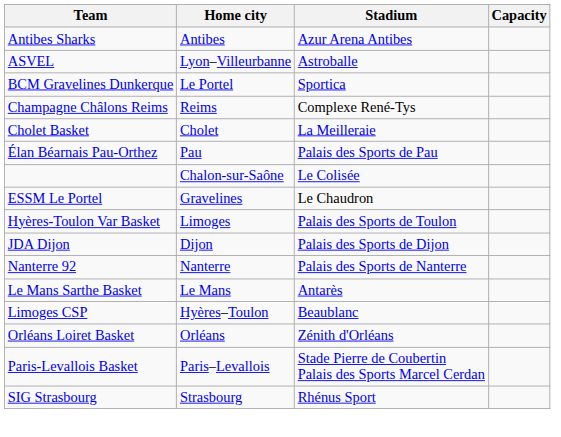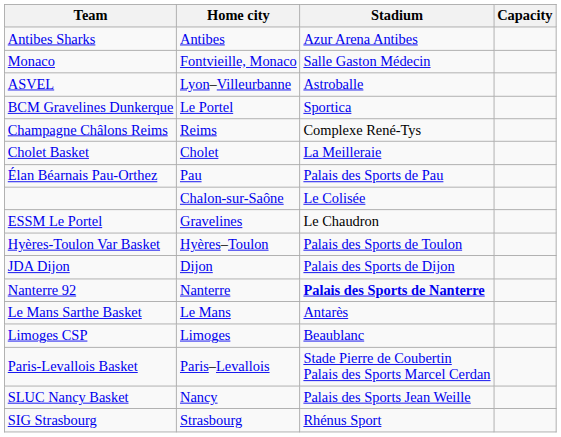+ row: (31, 61)
(205, 221) Limoges -> (224, 244) Hyères–Toulon
(382, 267) normal -> (394, 289) bold
(224, 312) Hyères–Toulon -> (205, 335) Limoges
- row: (71, 335)
+ row: (68, 397)
